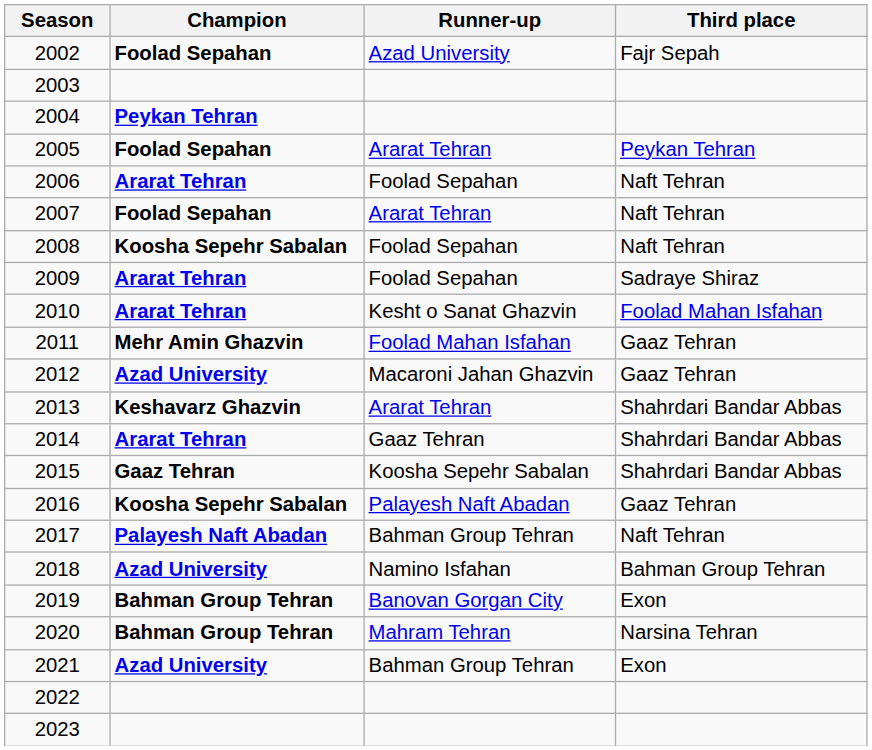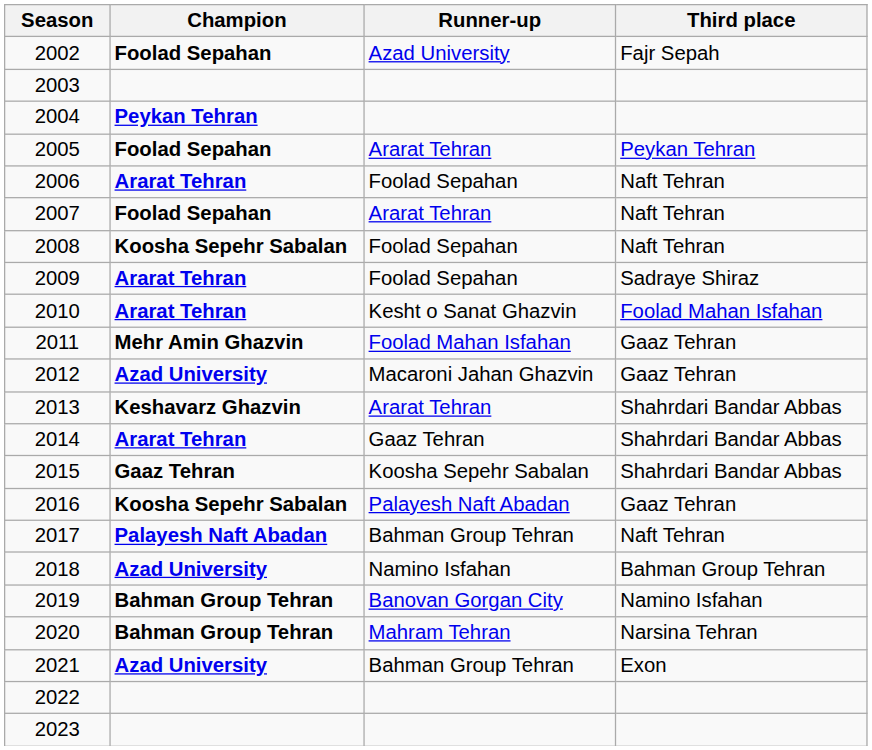(643, 600) Exon -> (691, 600) Namino Isfahan
